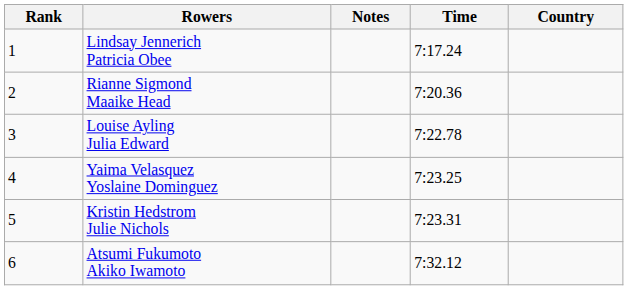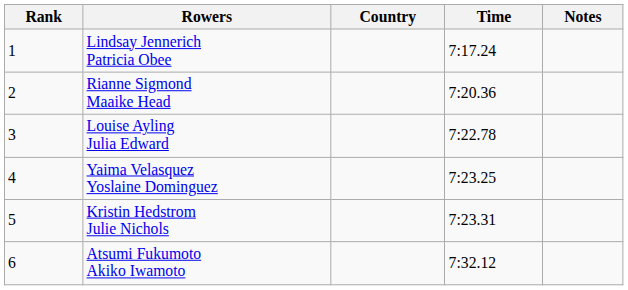columns swapped: (566, 16) <-> (371, 16)
